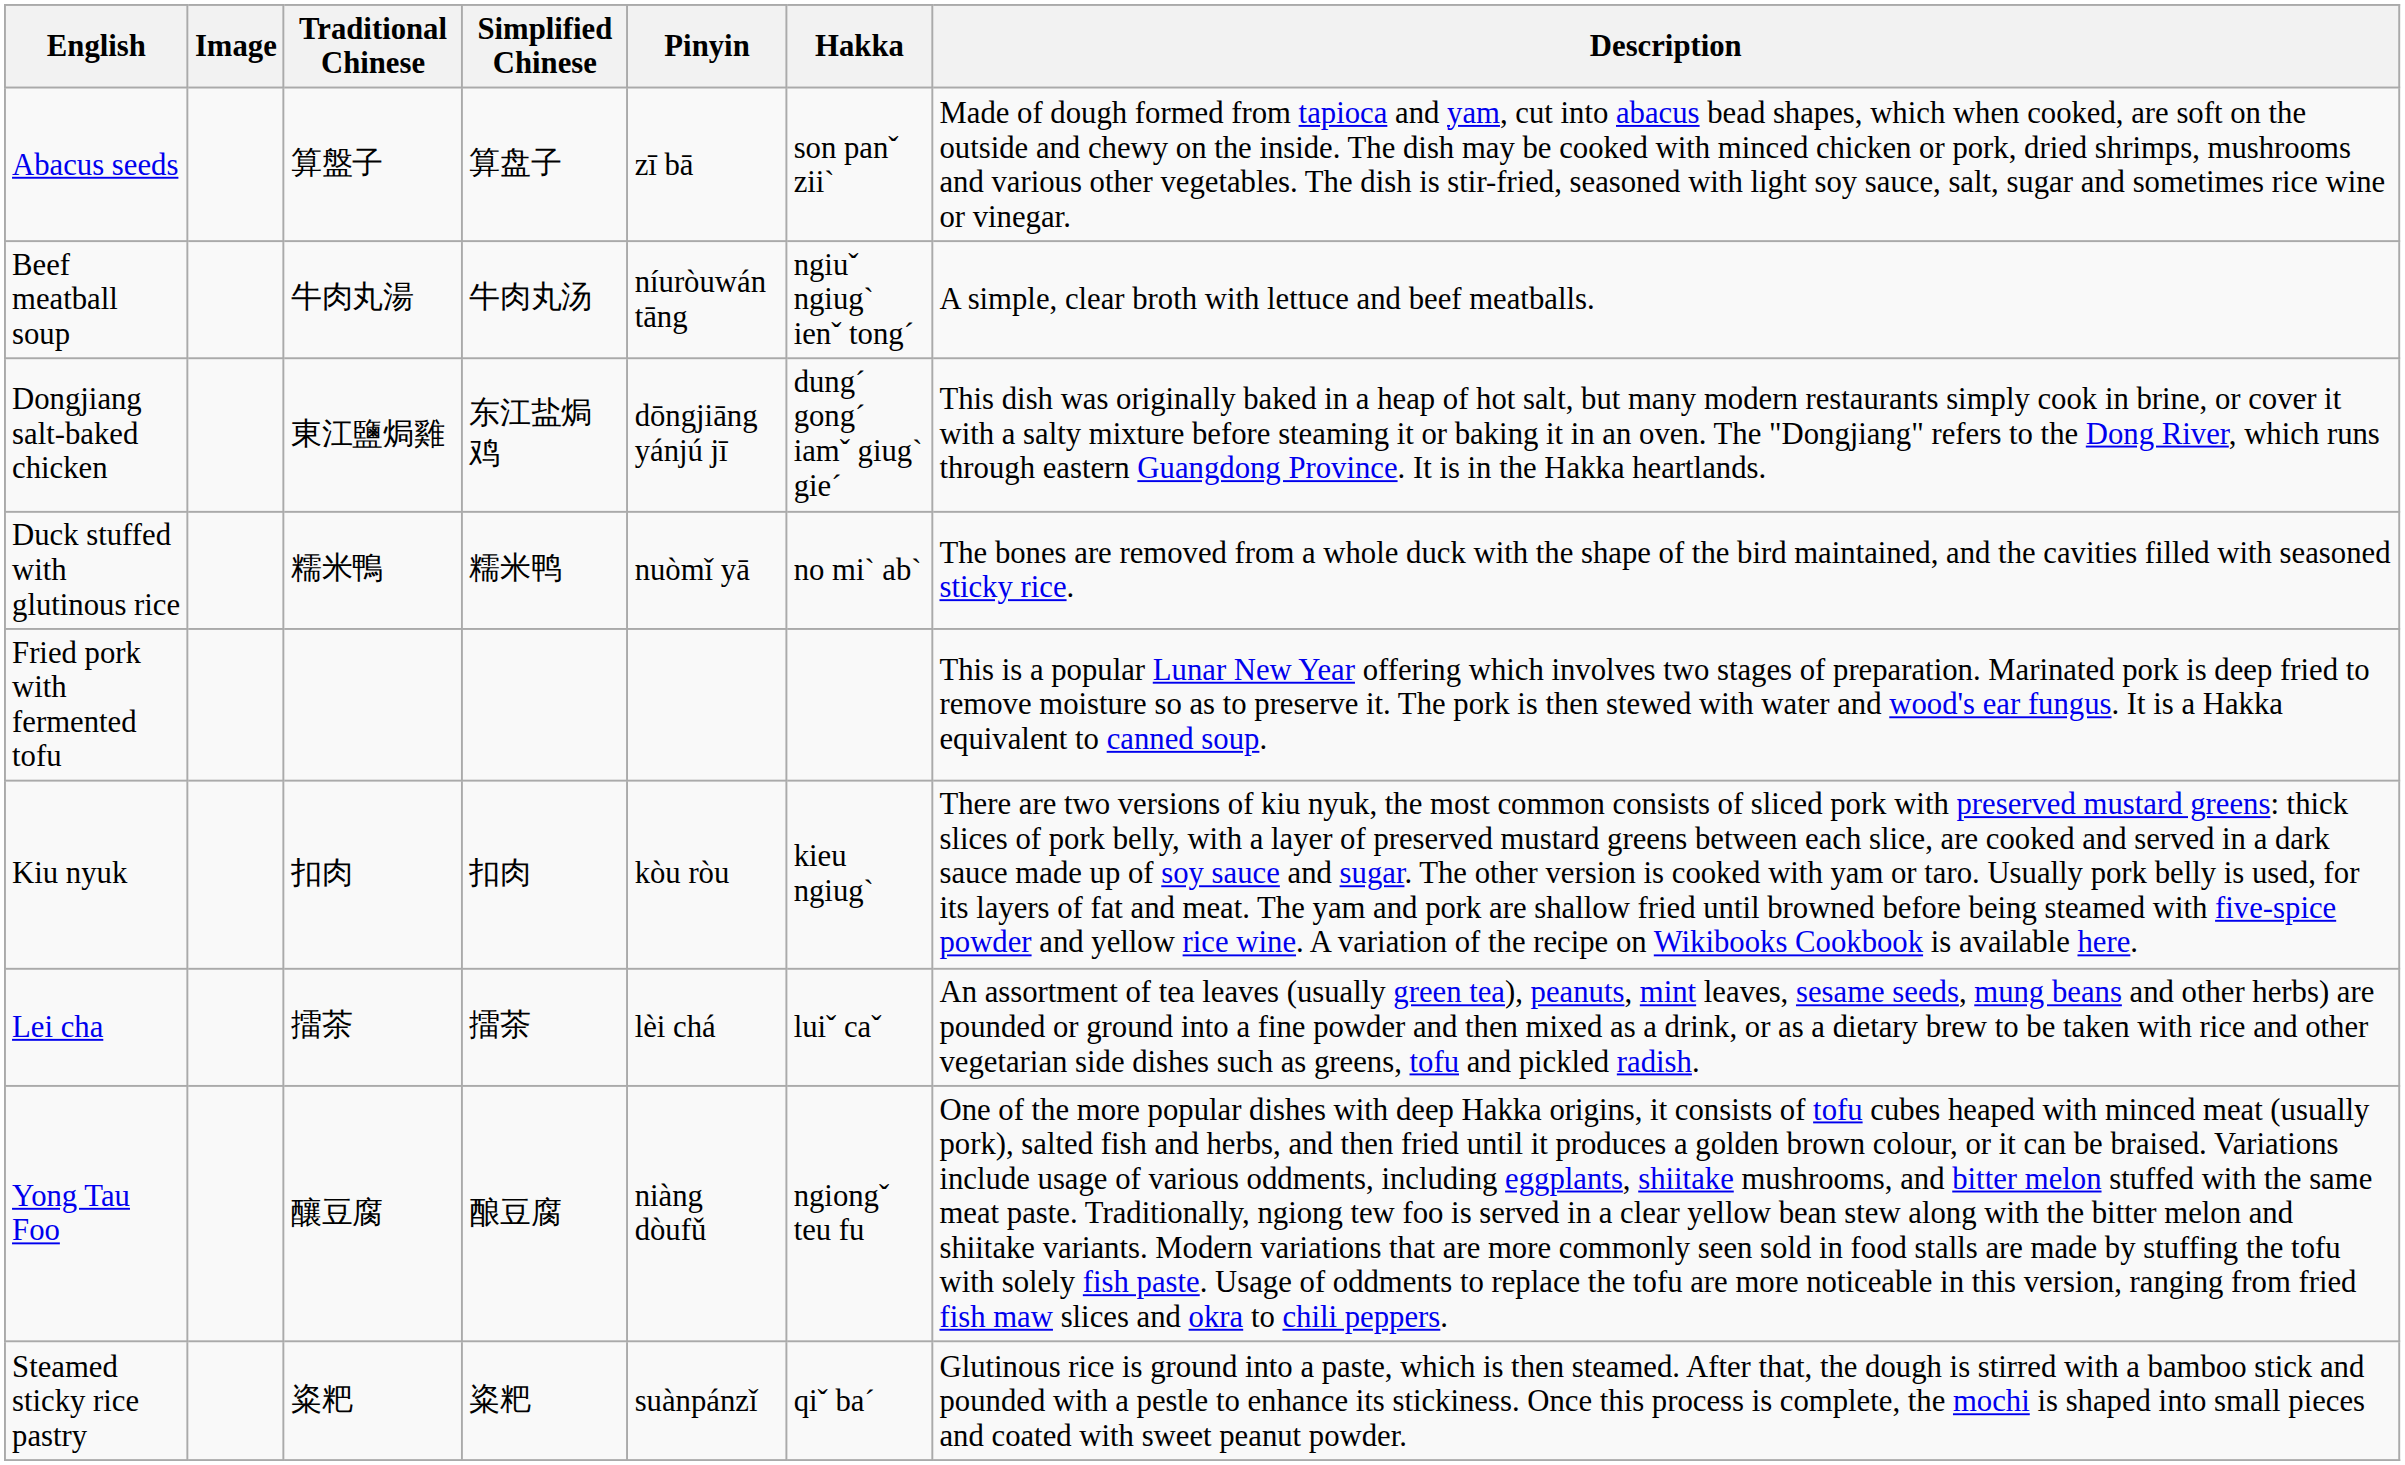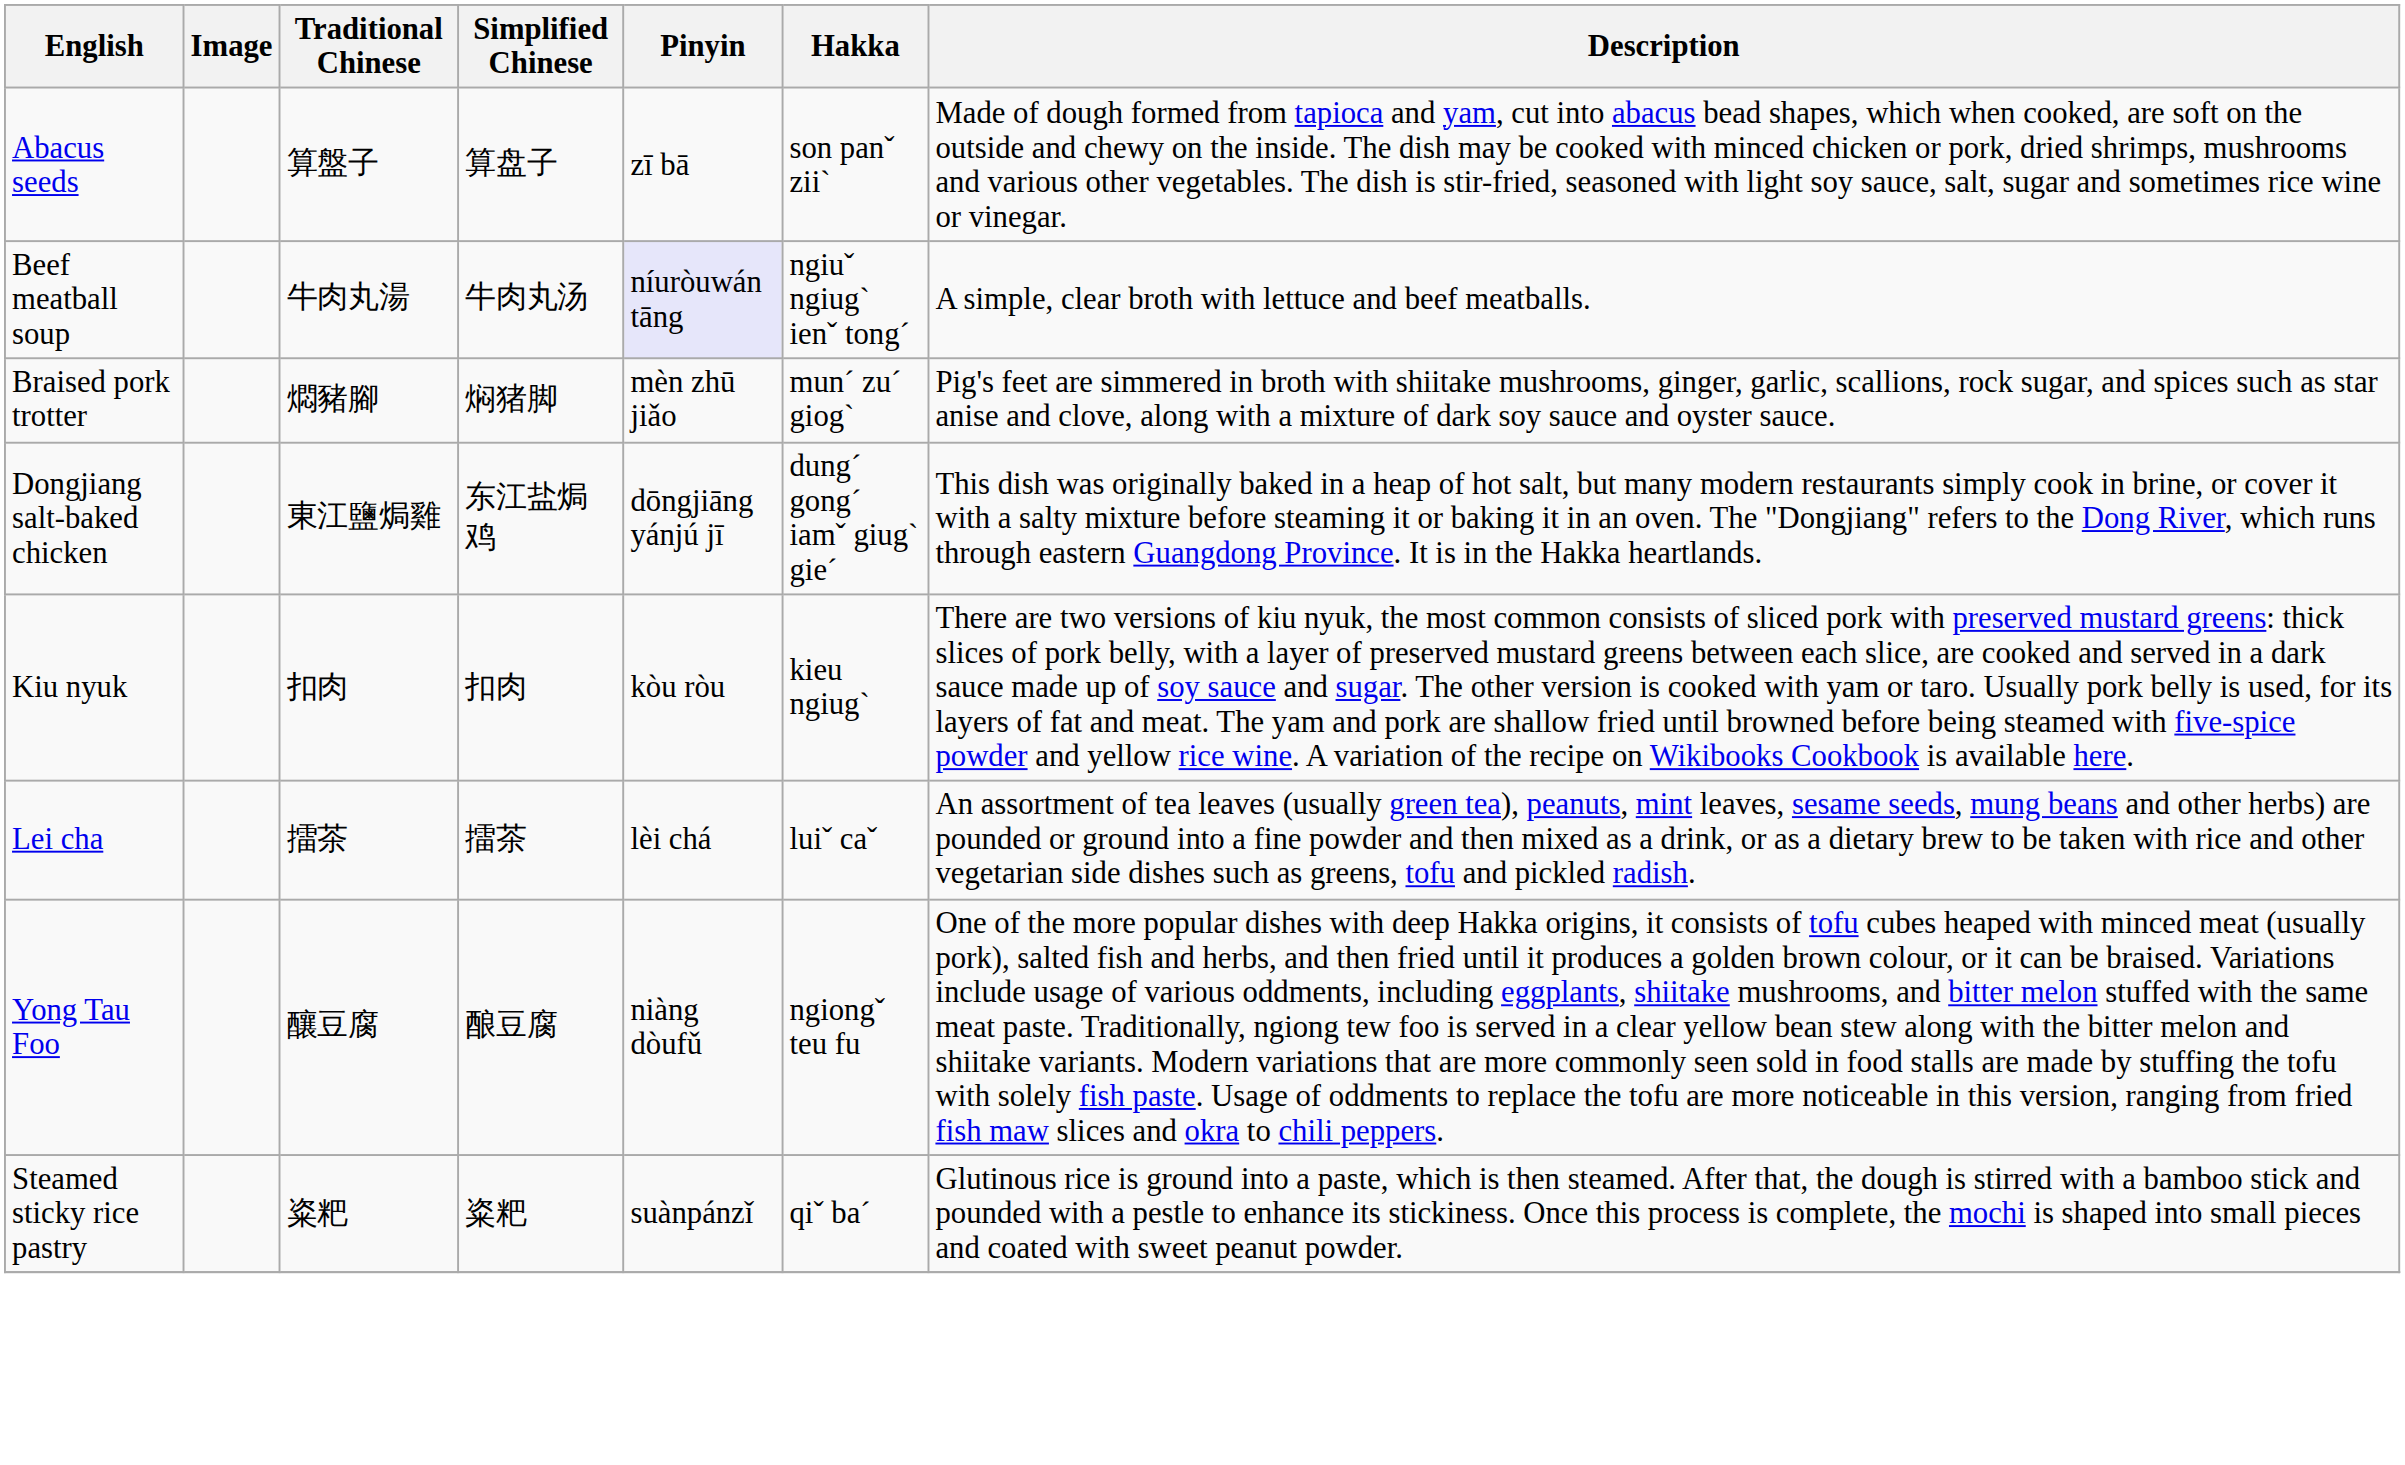(700, 299) no background -> (696, 299) lavender background
+ row: (91, 399)
- row: (96, 569)
- row: (76, 704)
